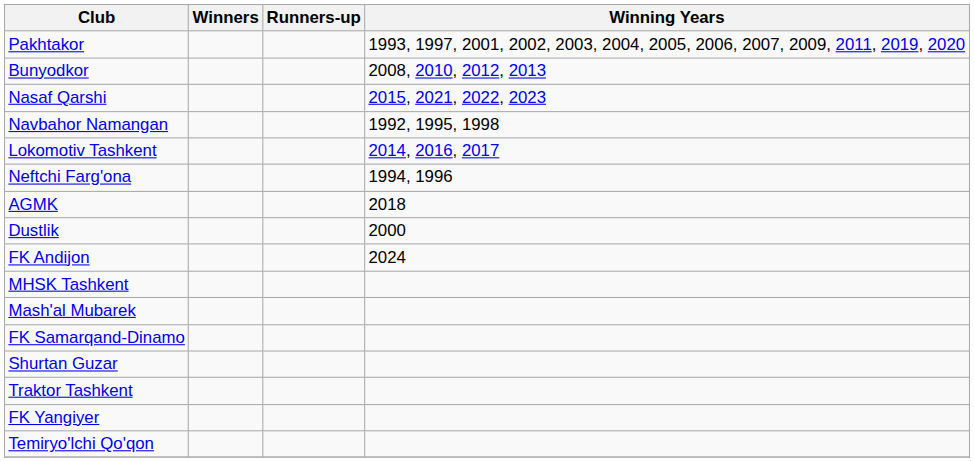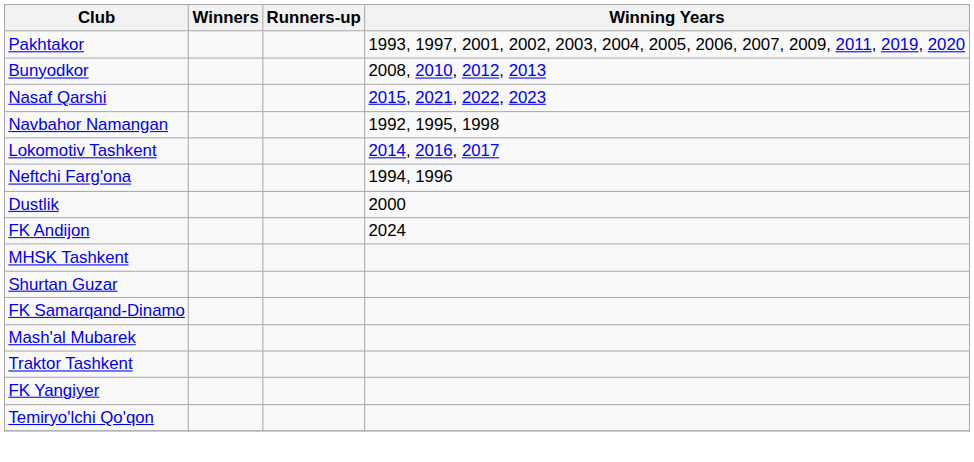- row: (33, 204)
rows swapped: (63, 364) <-> (72, 310)
